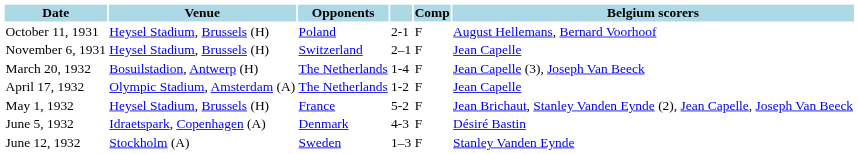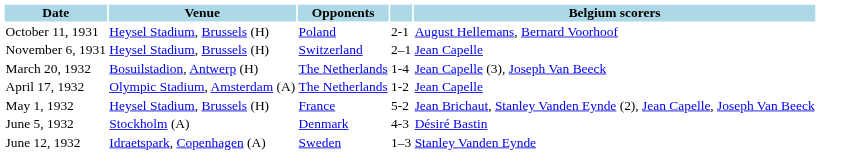- column: (432, 13)
(187, 124) Idraetspark, Copenhagen (A) -> (149, 124) Stockholm (A)
(149, 142) Stockholm (A) -> (187, 142) Idraetspark, Copenhagen (A)
